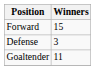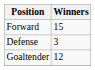(58, 57) 11 -> (58, 57) 12
